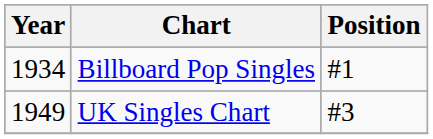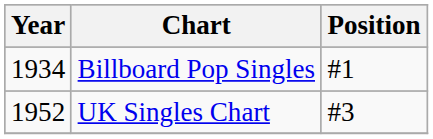(38, 111) 1949 -> (38, 111) 1952
